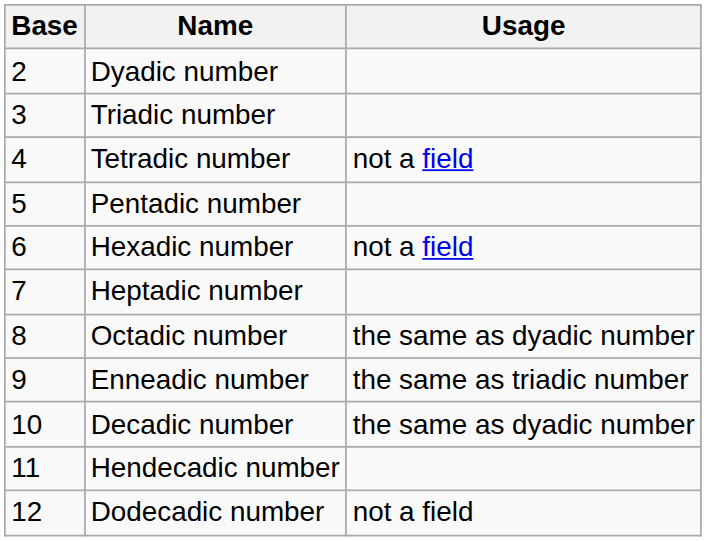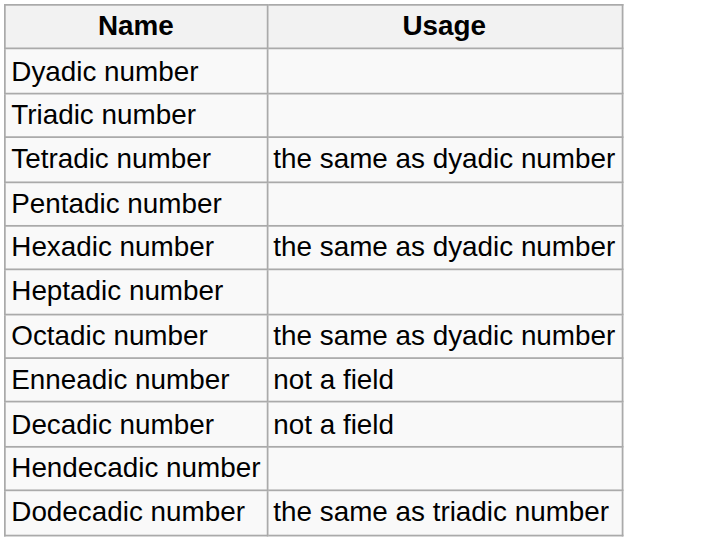- column: (45, 26)
(413, 159) not a field -> (444, 159) the same as dyadic number
(413, 247) not a field -> (444, 247) the same as dyadic number
(521, 379) the same as triadic number -> (334, 379) not a field
(524, 423) the same as dyadic number -> (334, 423) not a field
(413, 512) not a field -> (441, 512) the same as triadic number
